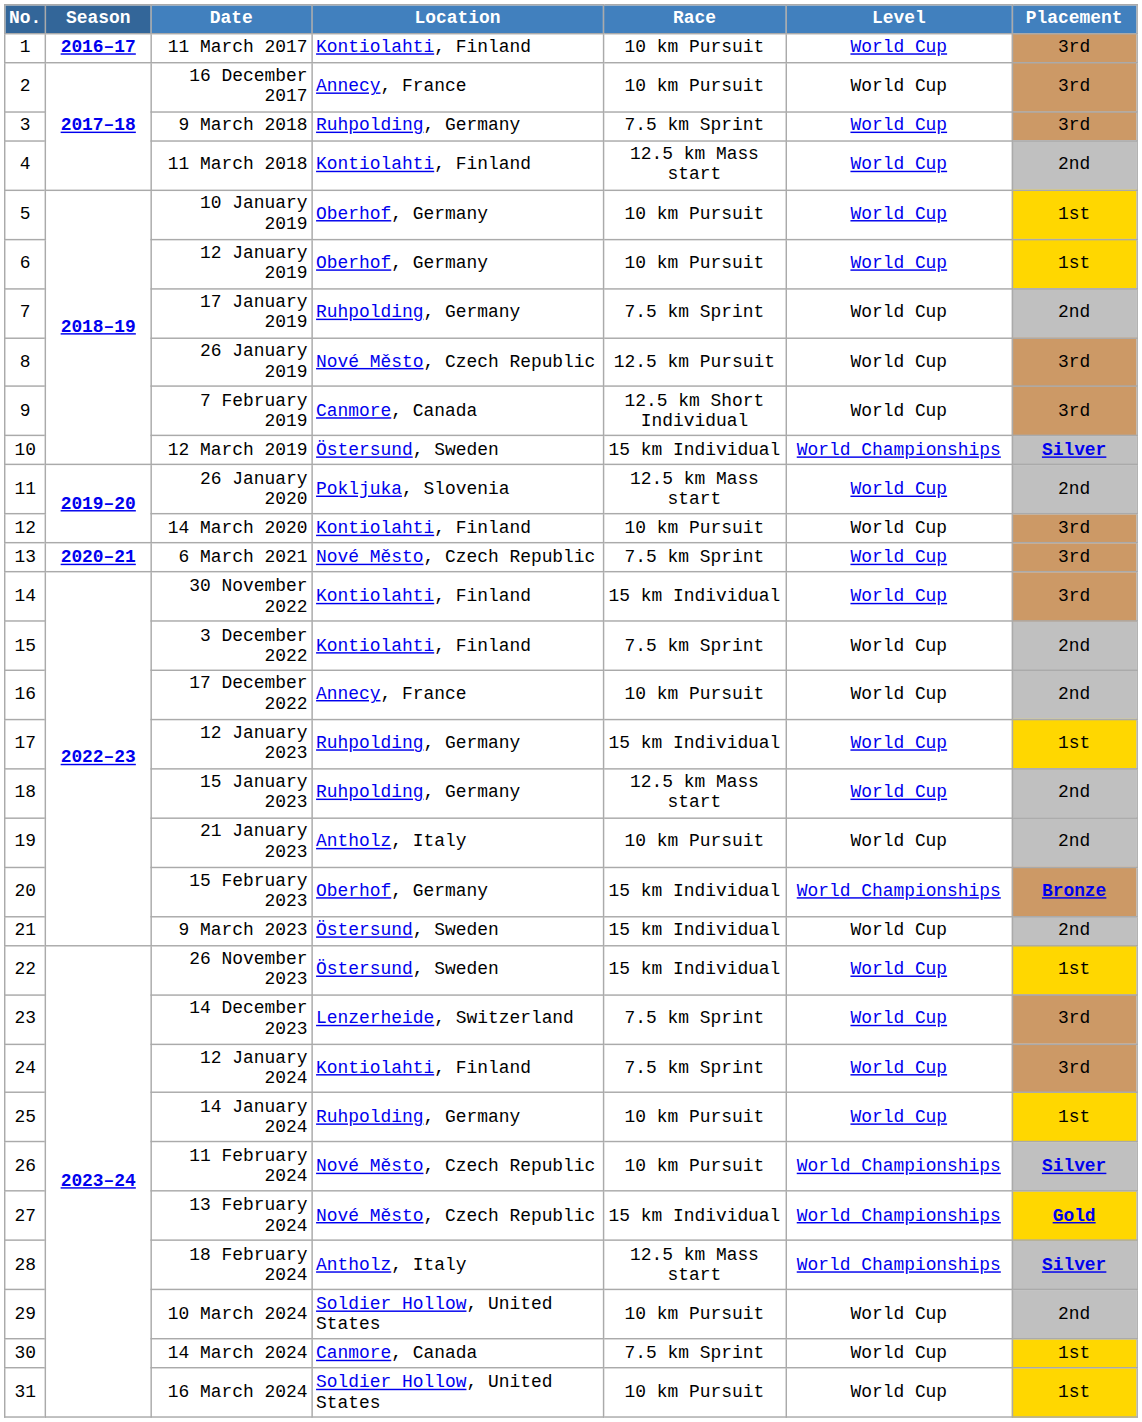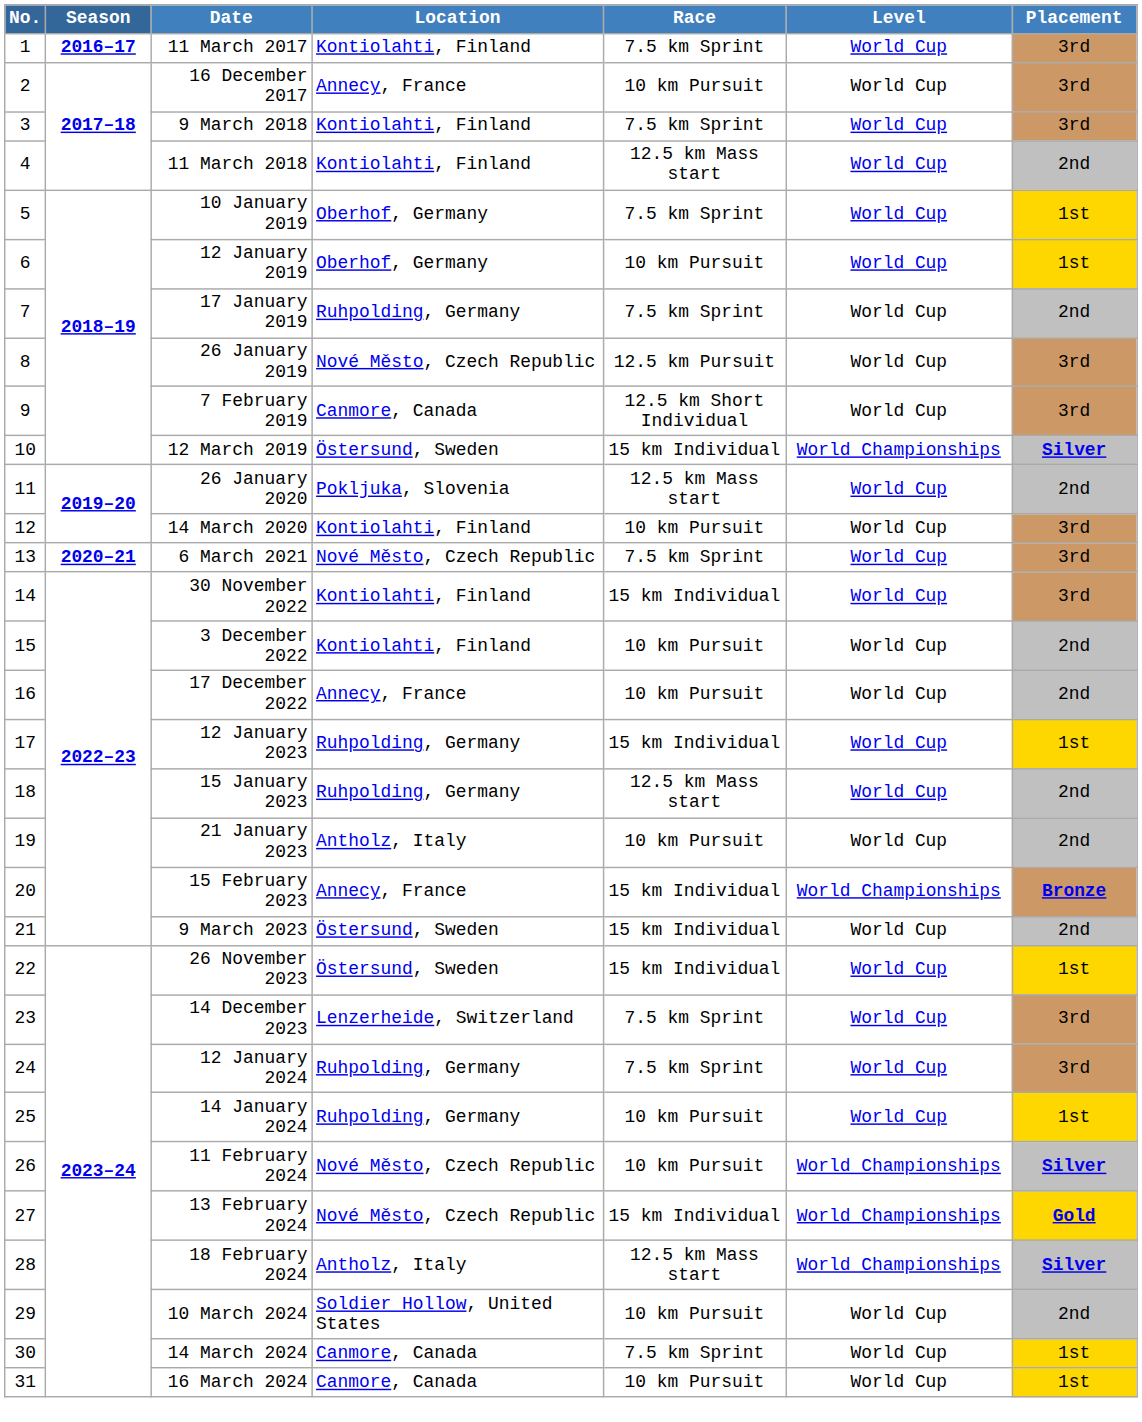(694, 48) 10 km Pursuit -> (694, 48) 7.5 km Sprint
(418, 127) Ruhpolding, Germany -> (423, 127) Kontiolahti, Finland
(694, 215) 10 km Pursuit -> (694, 215) 7.5 km Sprint
(694, 646) 7.5 km Sprint -> (694, 646) 10 km Pursuit
(402, 892) Oberhof, Germany -> (391, 892) Annecy, France
(423, 1069) Kontiolahti, Finland -> (418, 1069) Ruhpolding, Germany
(434, 1393) Soldier Hollow, United States -> (397, 1383) Canmore, Canada
